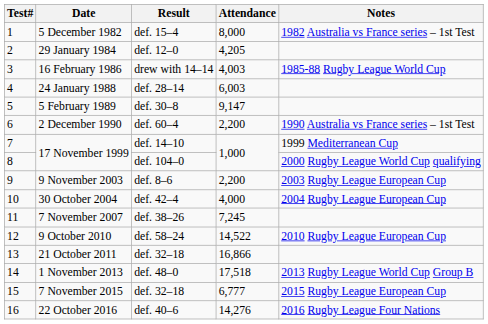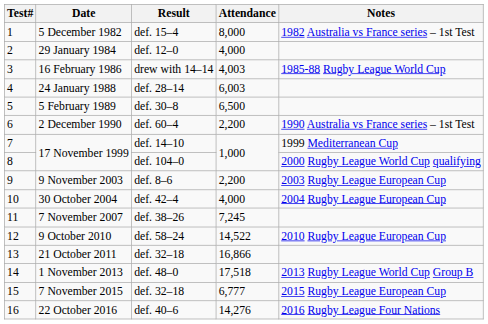(232, 50) 4,205 -> (232, 50) 4,000
(232, 106) 9,147 -> (232, 106) 6,500
